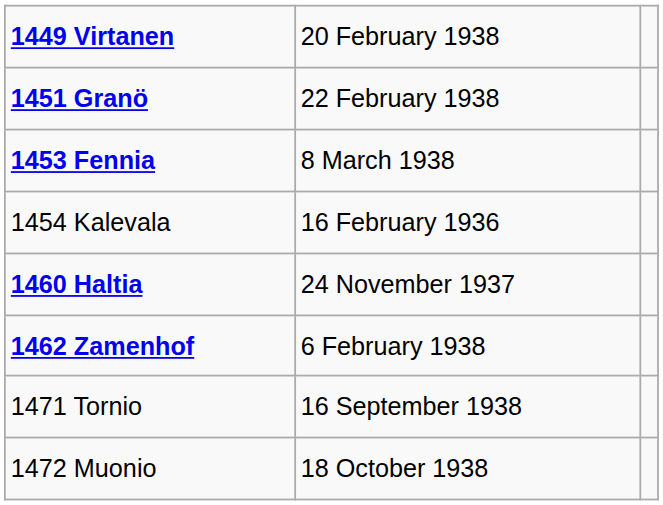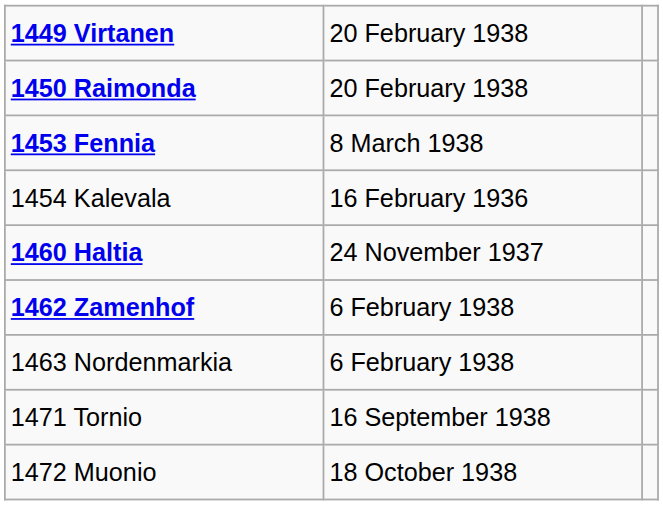+ row: (103, 88)
- row: (79, 99)
+ row: (121, 363)
